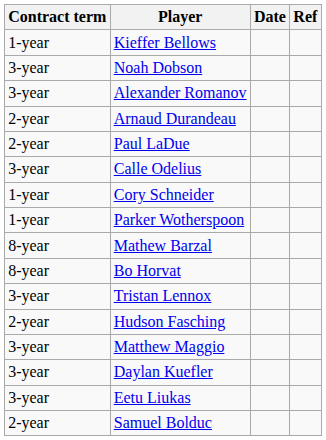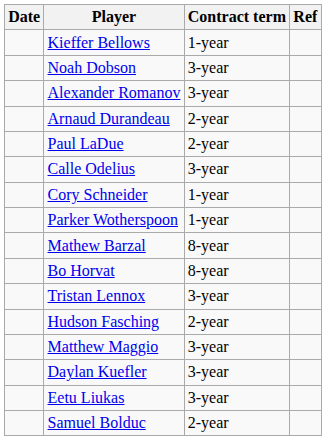columns swapped: (270, 17) <-> (57, 17)
